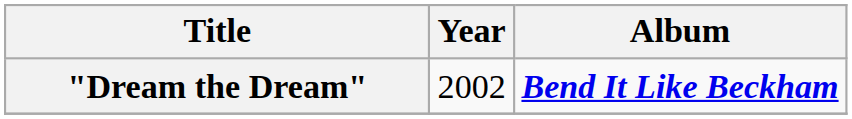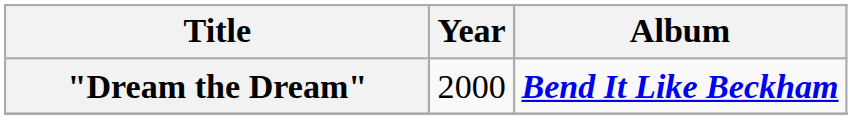(472, 85) 2002 -> (472, 85) 2000
